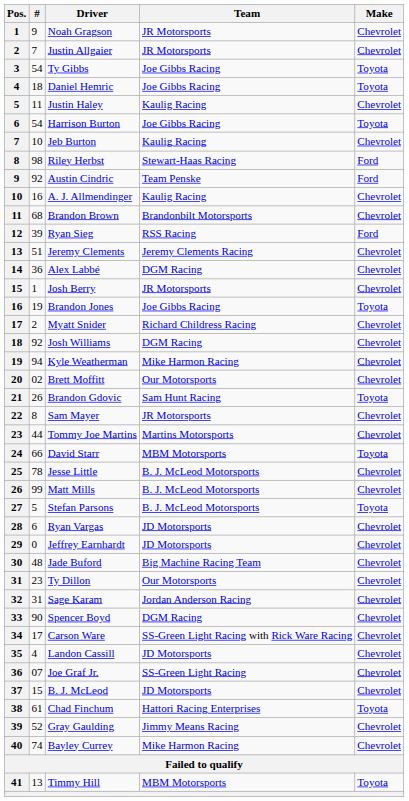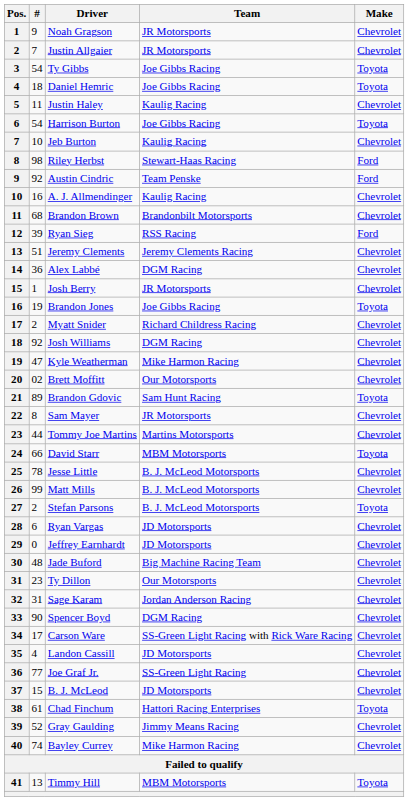(37, 361) 94 -> (37, 361) 47
(37, 398) 26 -> (37, 398) 89
(34, 507) 5 -> (34, 507) 2
(37, 672) 07 -> (37, 672) 77
